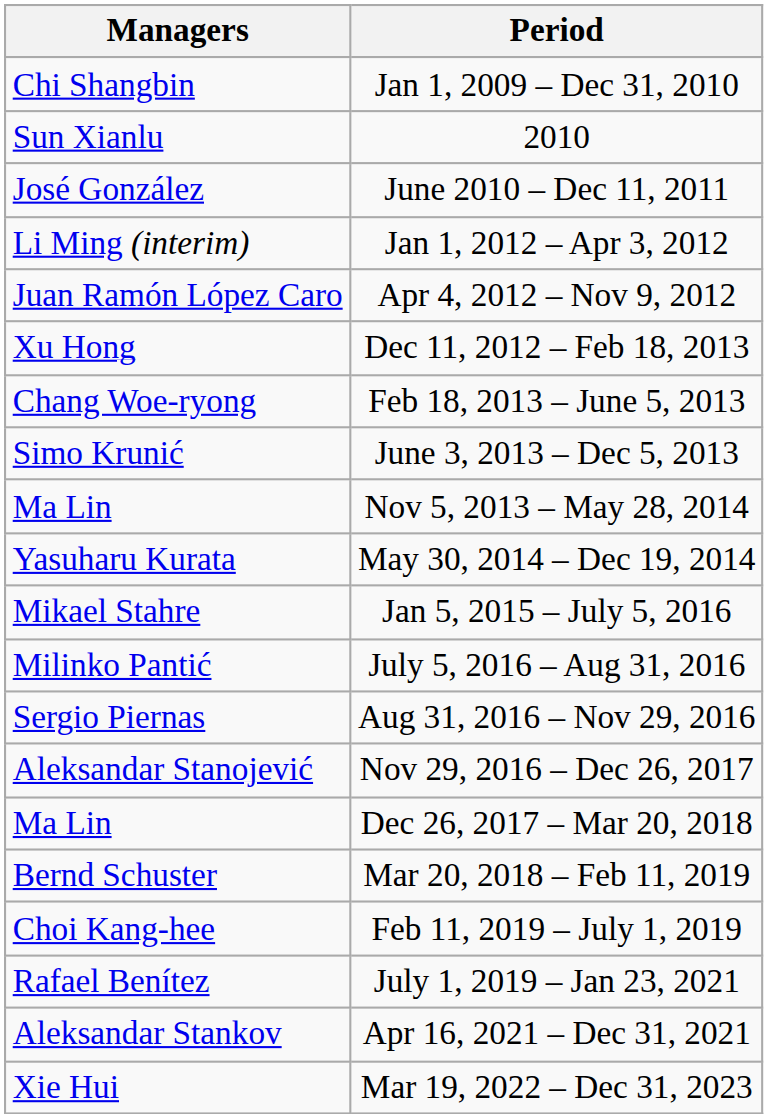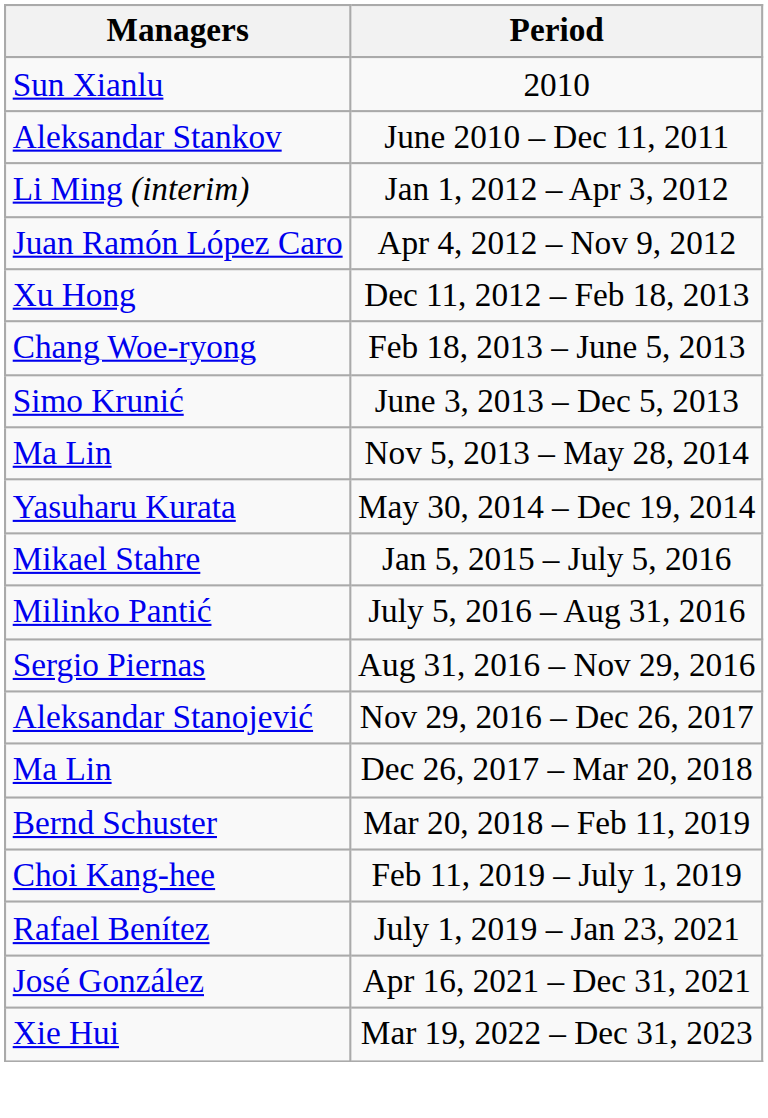- row: (557, 83)
(108, 189) José González -> (147, 136) Aleksandar Stankov
(147, 1033) Aleksandar Stankov -> (108, 980) José González
